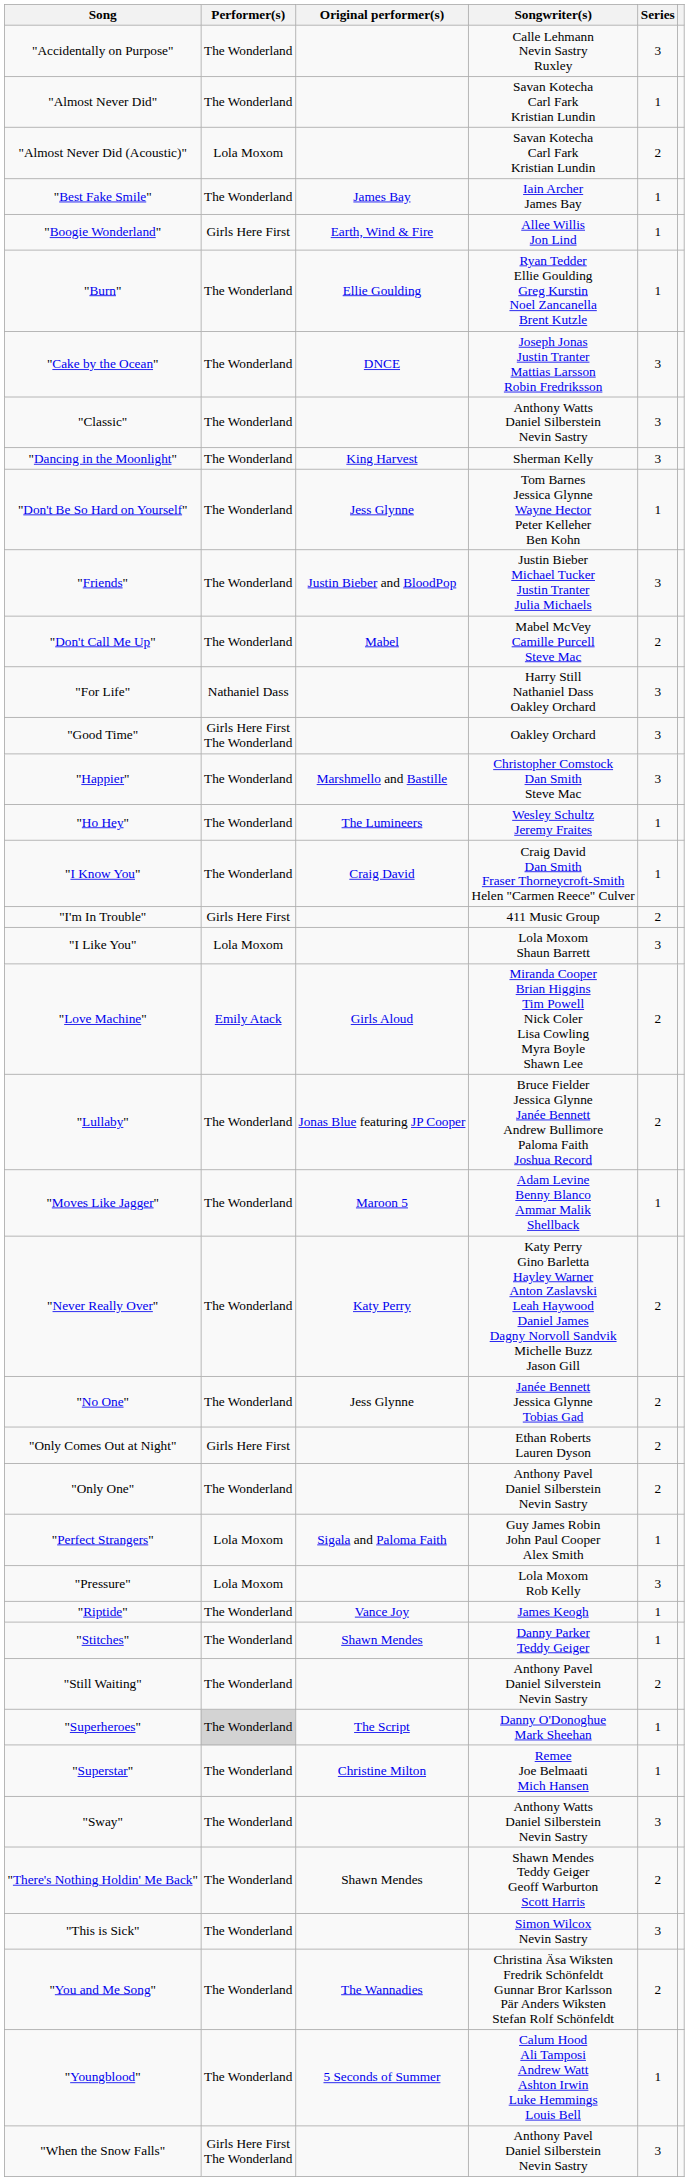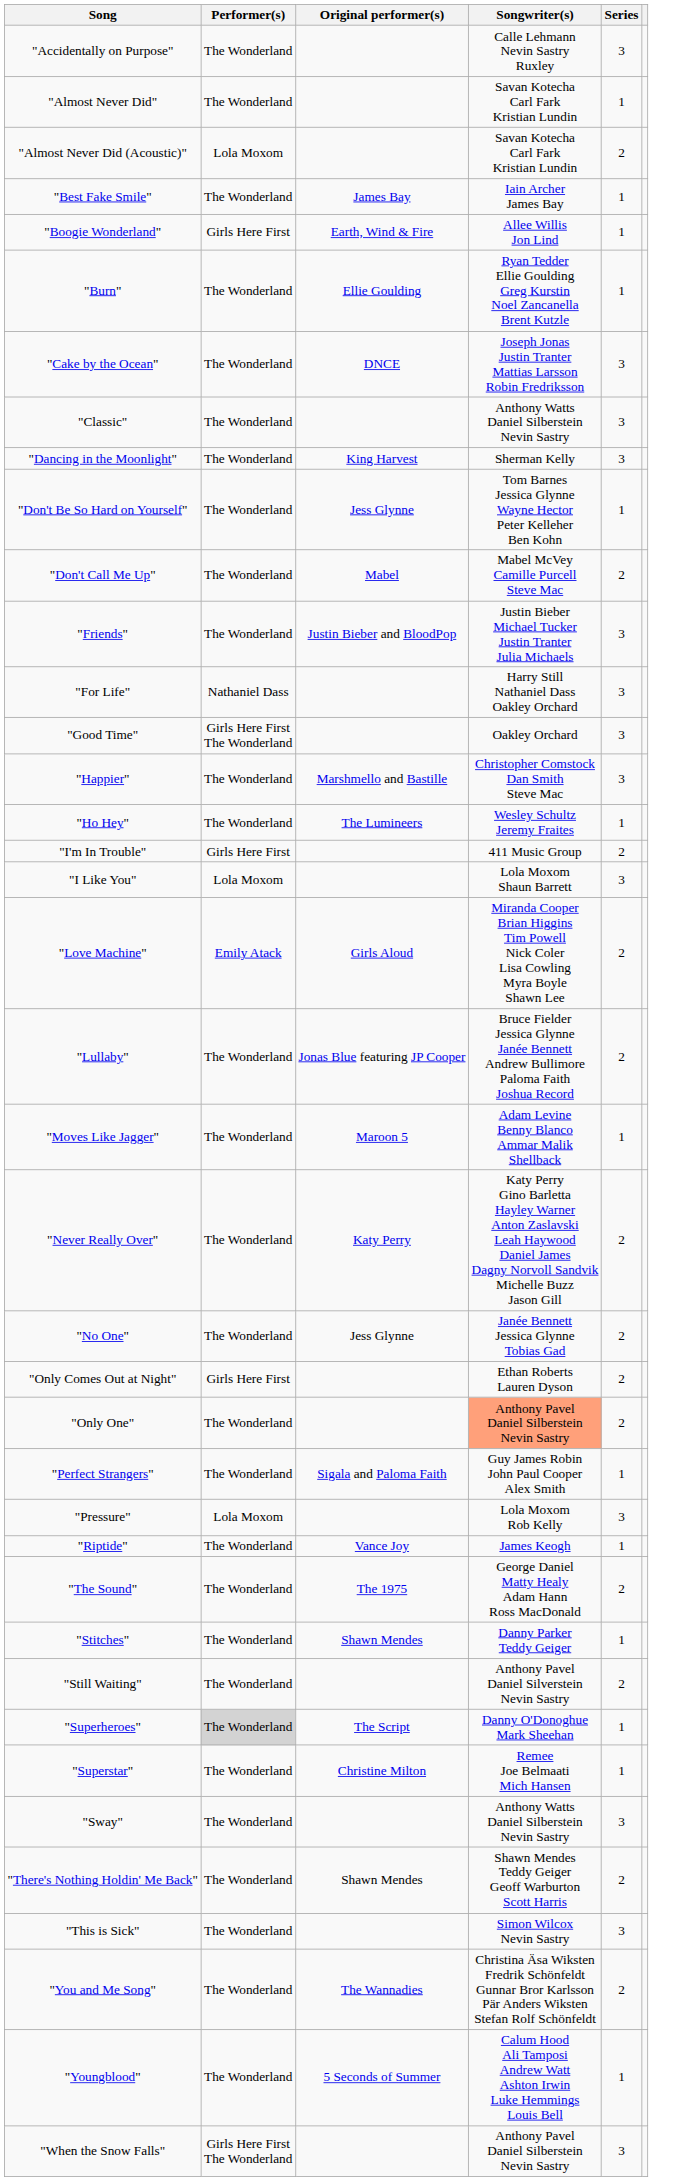rows swapped: (103, 641) <-> (103, 582)
- row: (103, 873)
(553, 1488) no background -> (535, 1423) lightsalmon background
(248, 1539) Lola Moxom -> (248, 1473) The Wonderland
+ row: (103, 1589)
